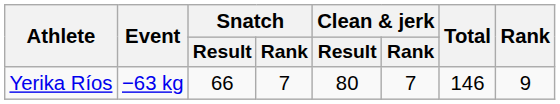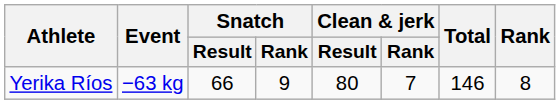(284, 83) 7 -> (284, 83) 9
(525, 83) 9 -> (525, 83) 8
